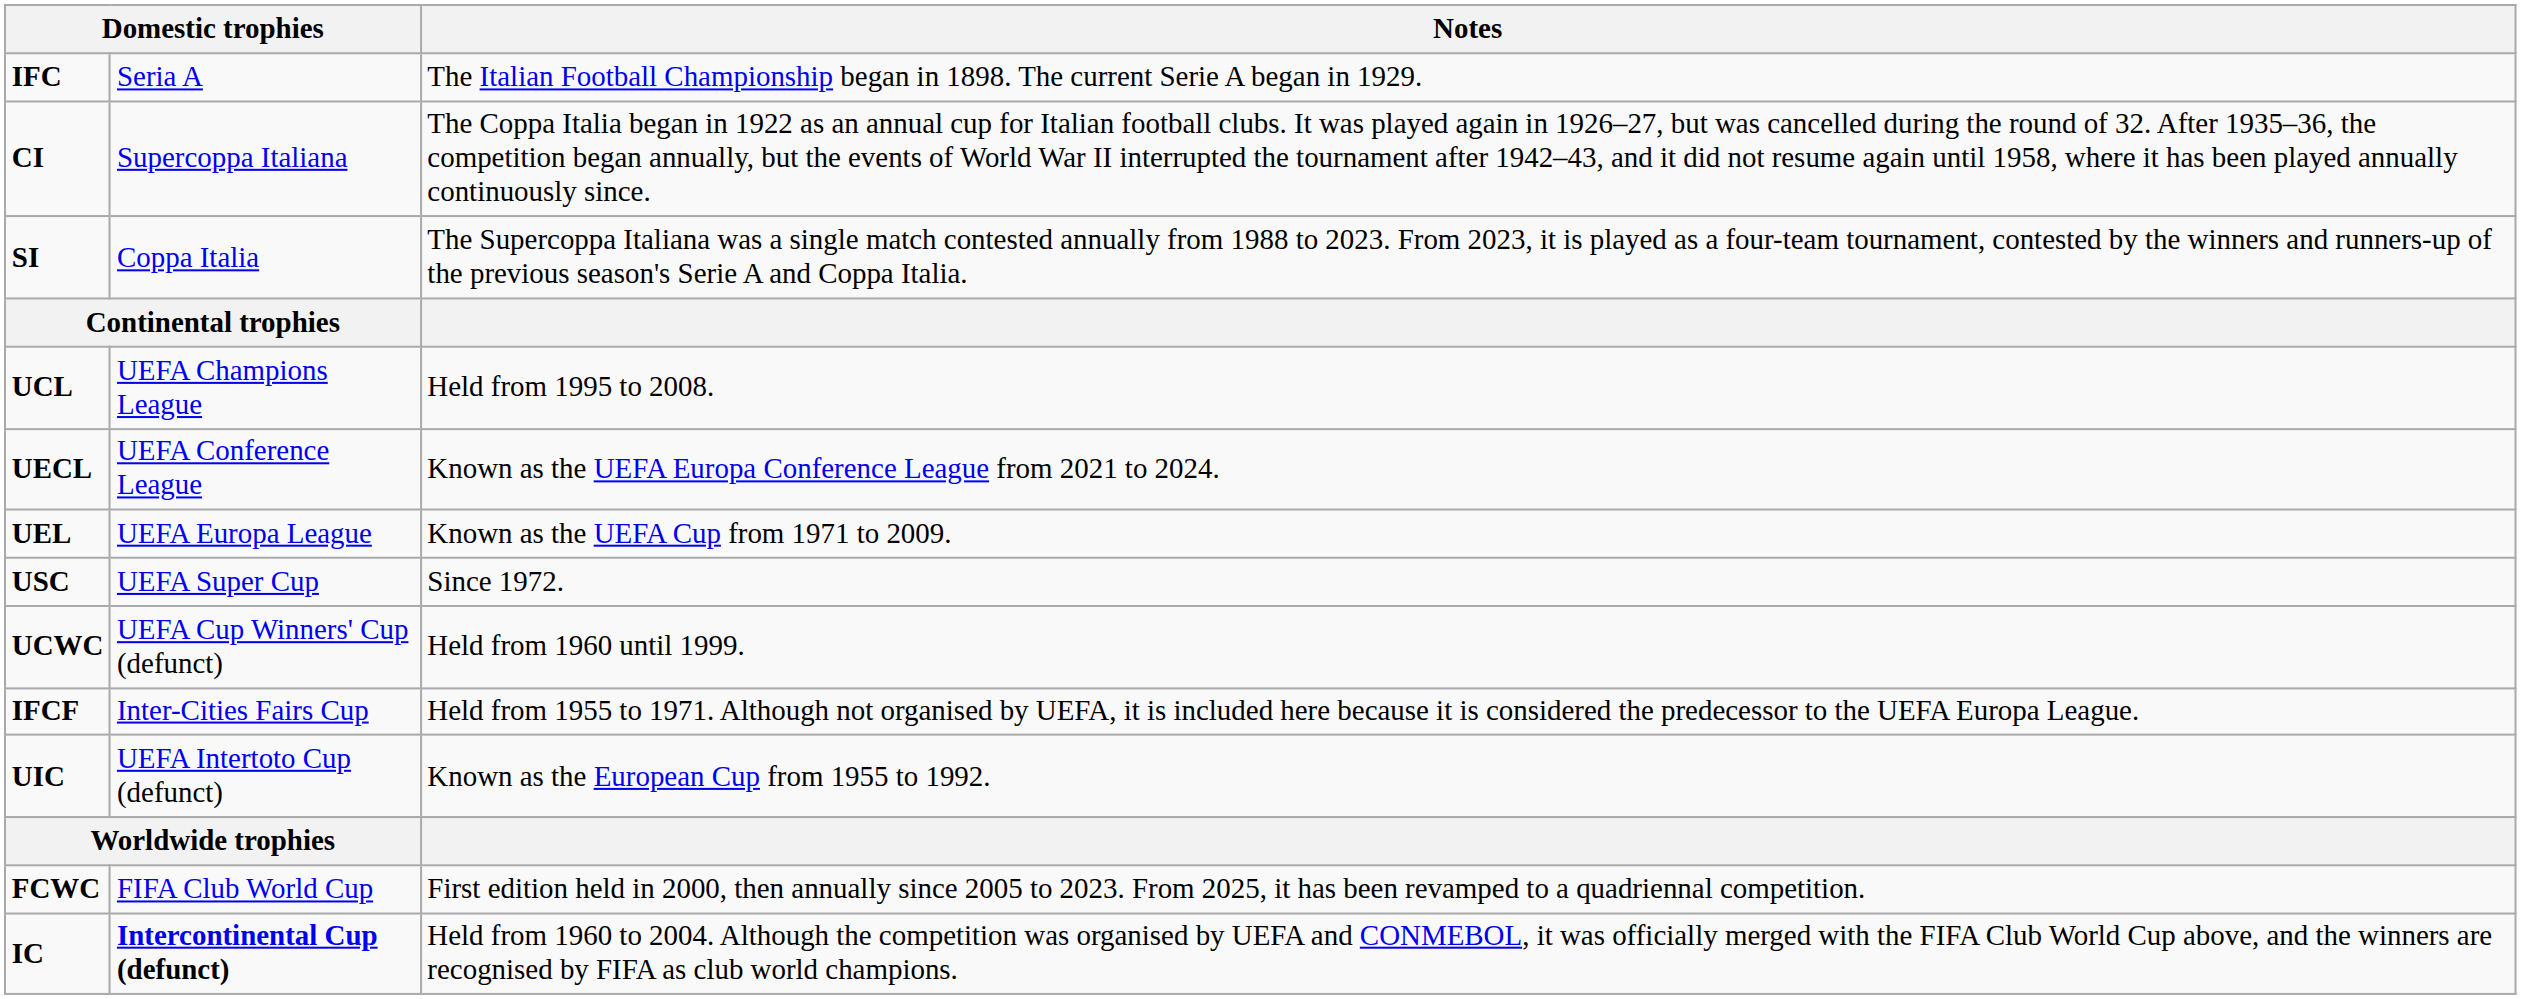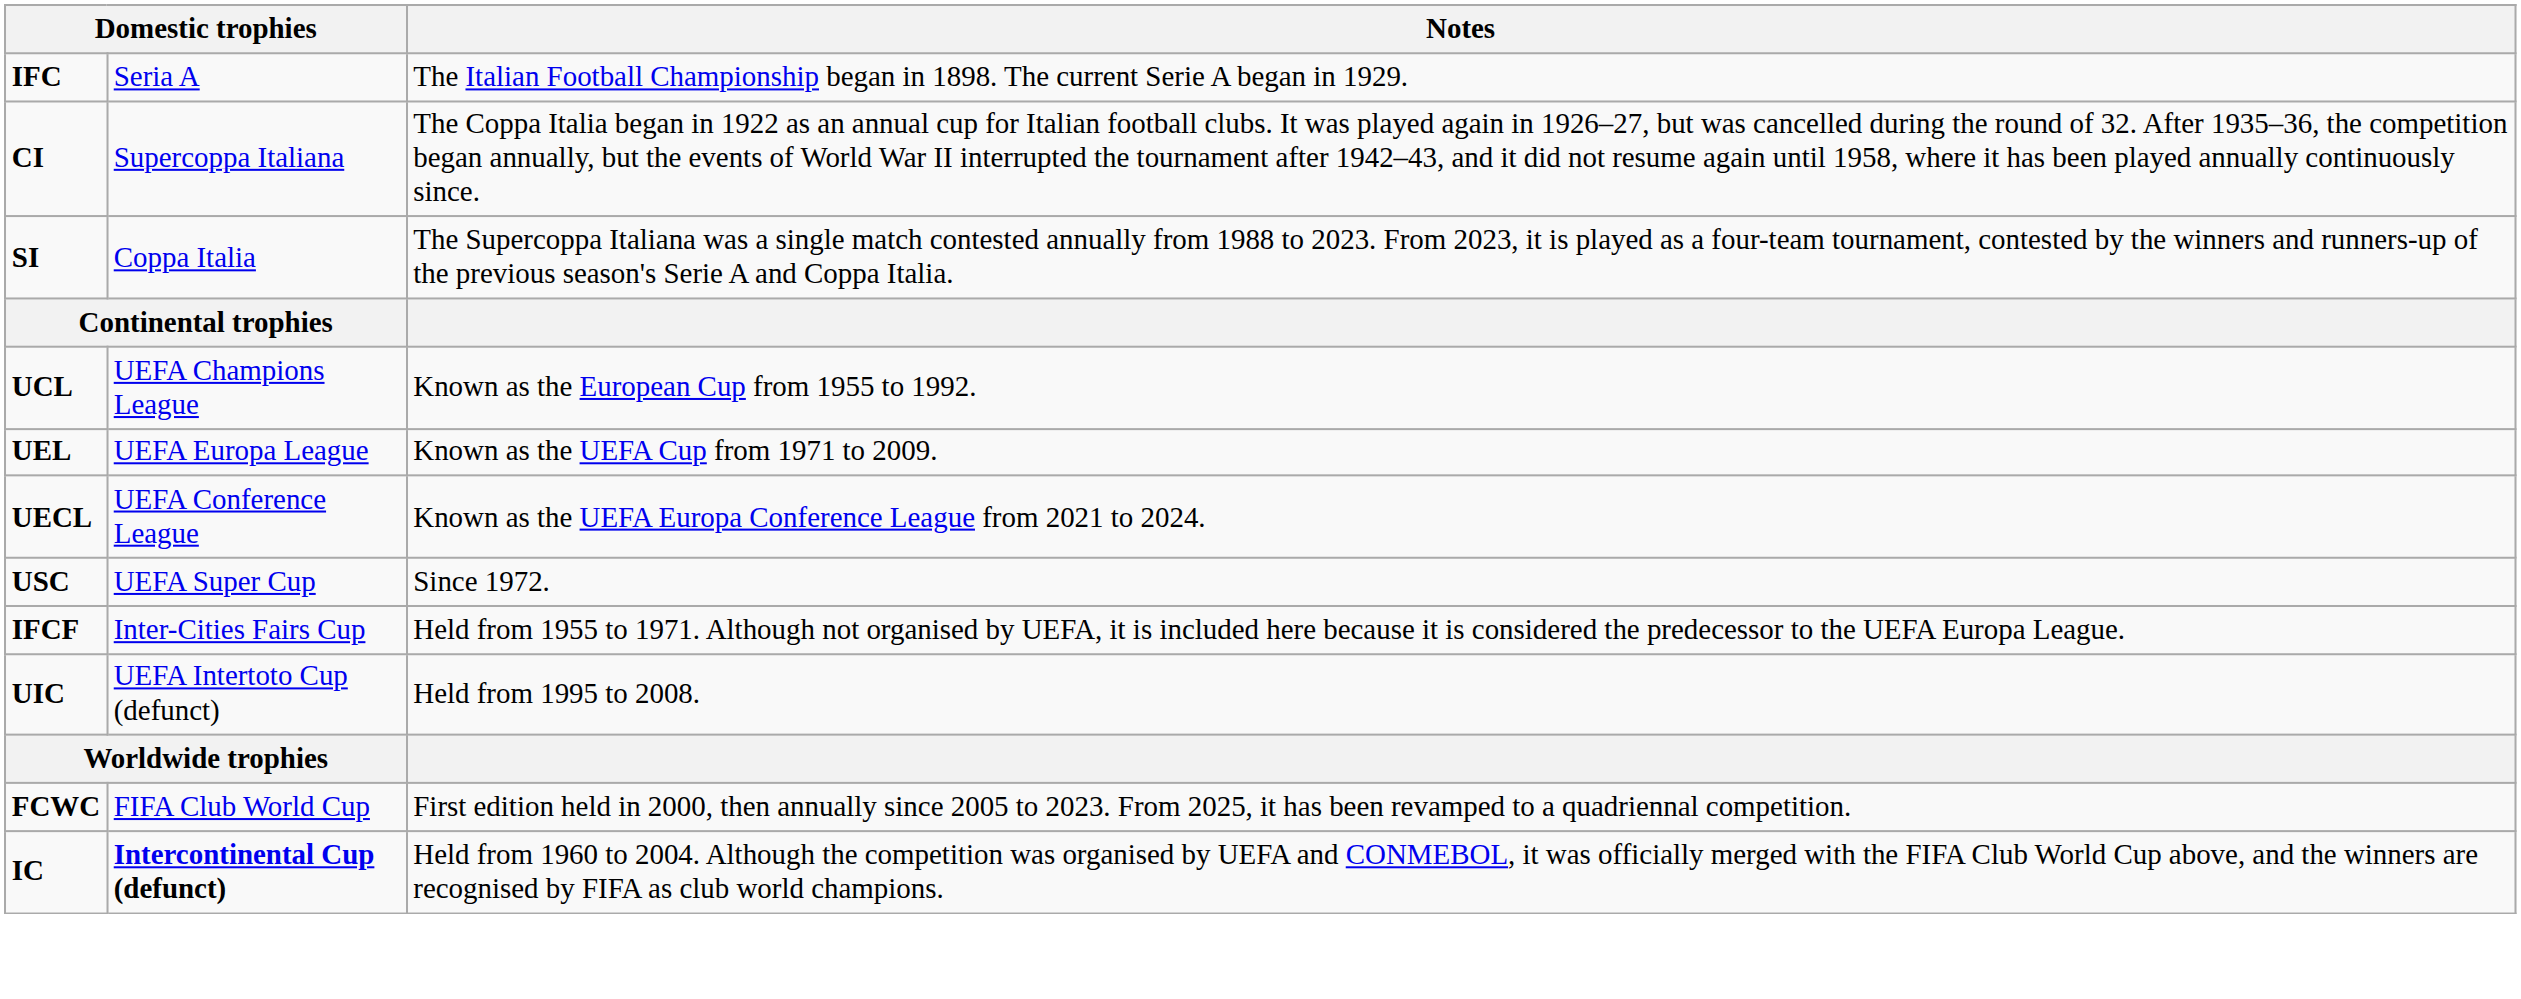(571, 387) Held from 1995 to 2008. -> (695, 387) Known as the European Cup from 1955 to 1992.
rows swapped: (42, 533) <-> (52, 468)
- row: (58, 646)
(709, 775) Known as the European Cup from 1955 to 1992. -> (557, 694) Held from 1995 to 2008.
